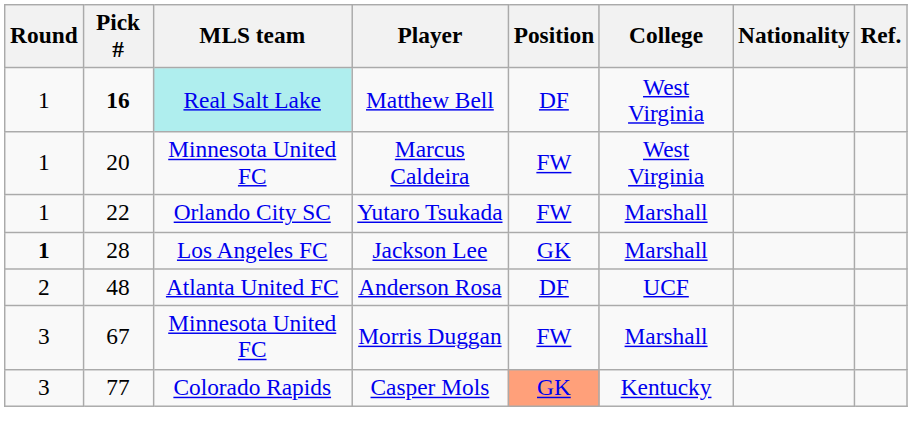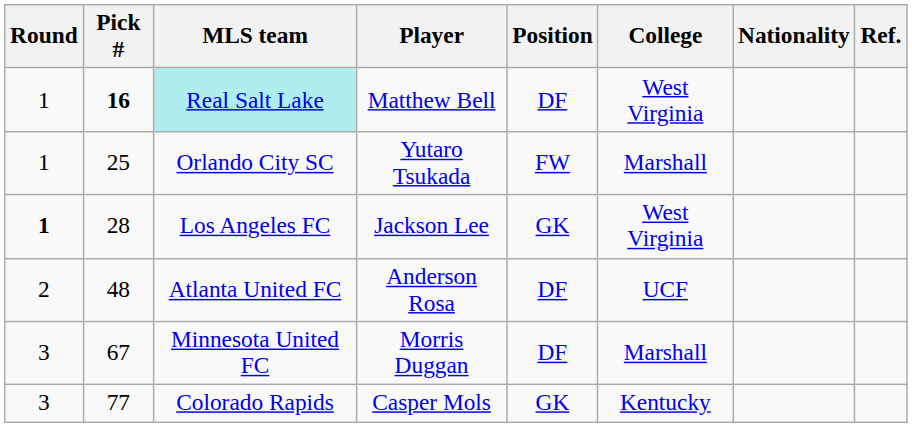- row: (430, 162)
(118, 213) 22 -> (118, 162) 25
(666, 250) Marshall -> (665, 226) West Virginia
(554, 337) FW -> (552, 352) DF
(554, 387) lightsalmon background -> (552, 402) no background
